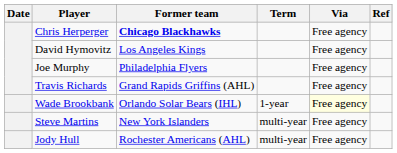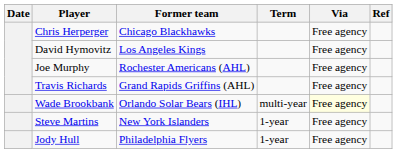(170, 31) bold -> (167, 31) normal
(163, 67) Philadelphia Flyers -> (184, 67) Rochester Americans (AHL)
(274, 103) 1-year -> (283, 103) multi-year
(283, 121) multi-year -> (274, 121) 1-year
(184, 139) Rochester Americans (AHL) -> (163, 139) Philadelphia Flyers
(283, 139) multi-year -> (274, 139) 1-year
